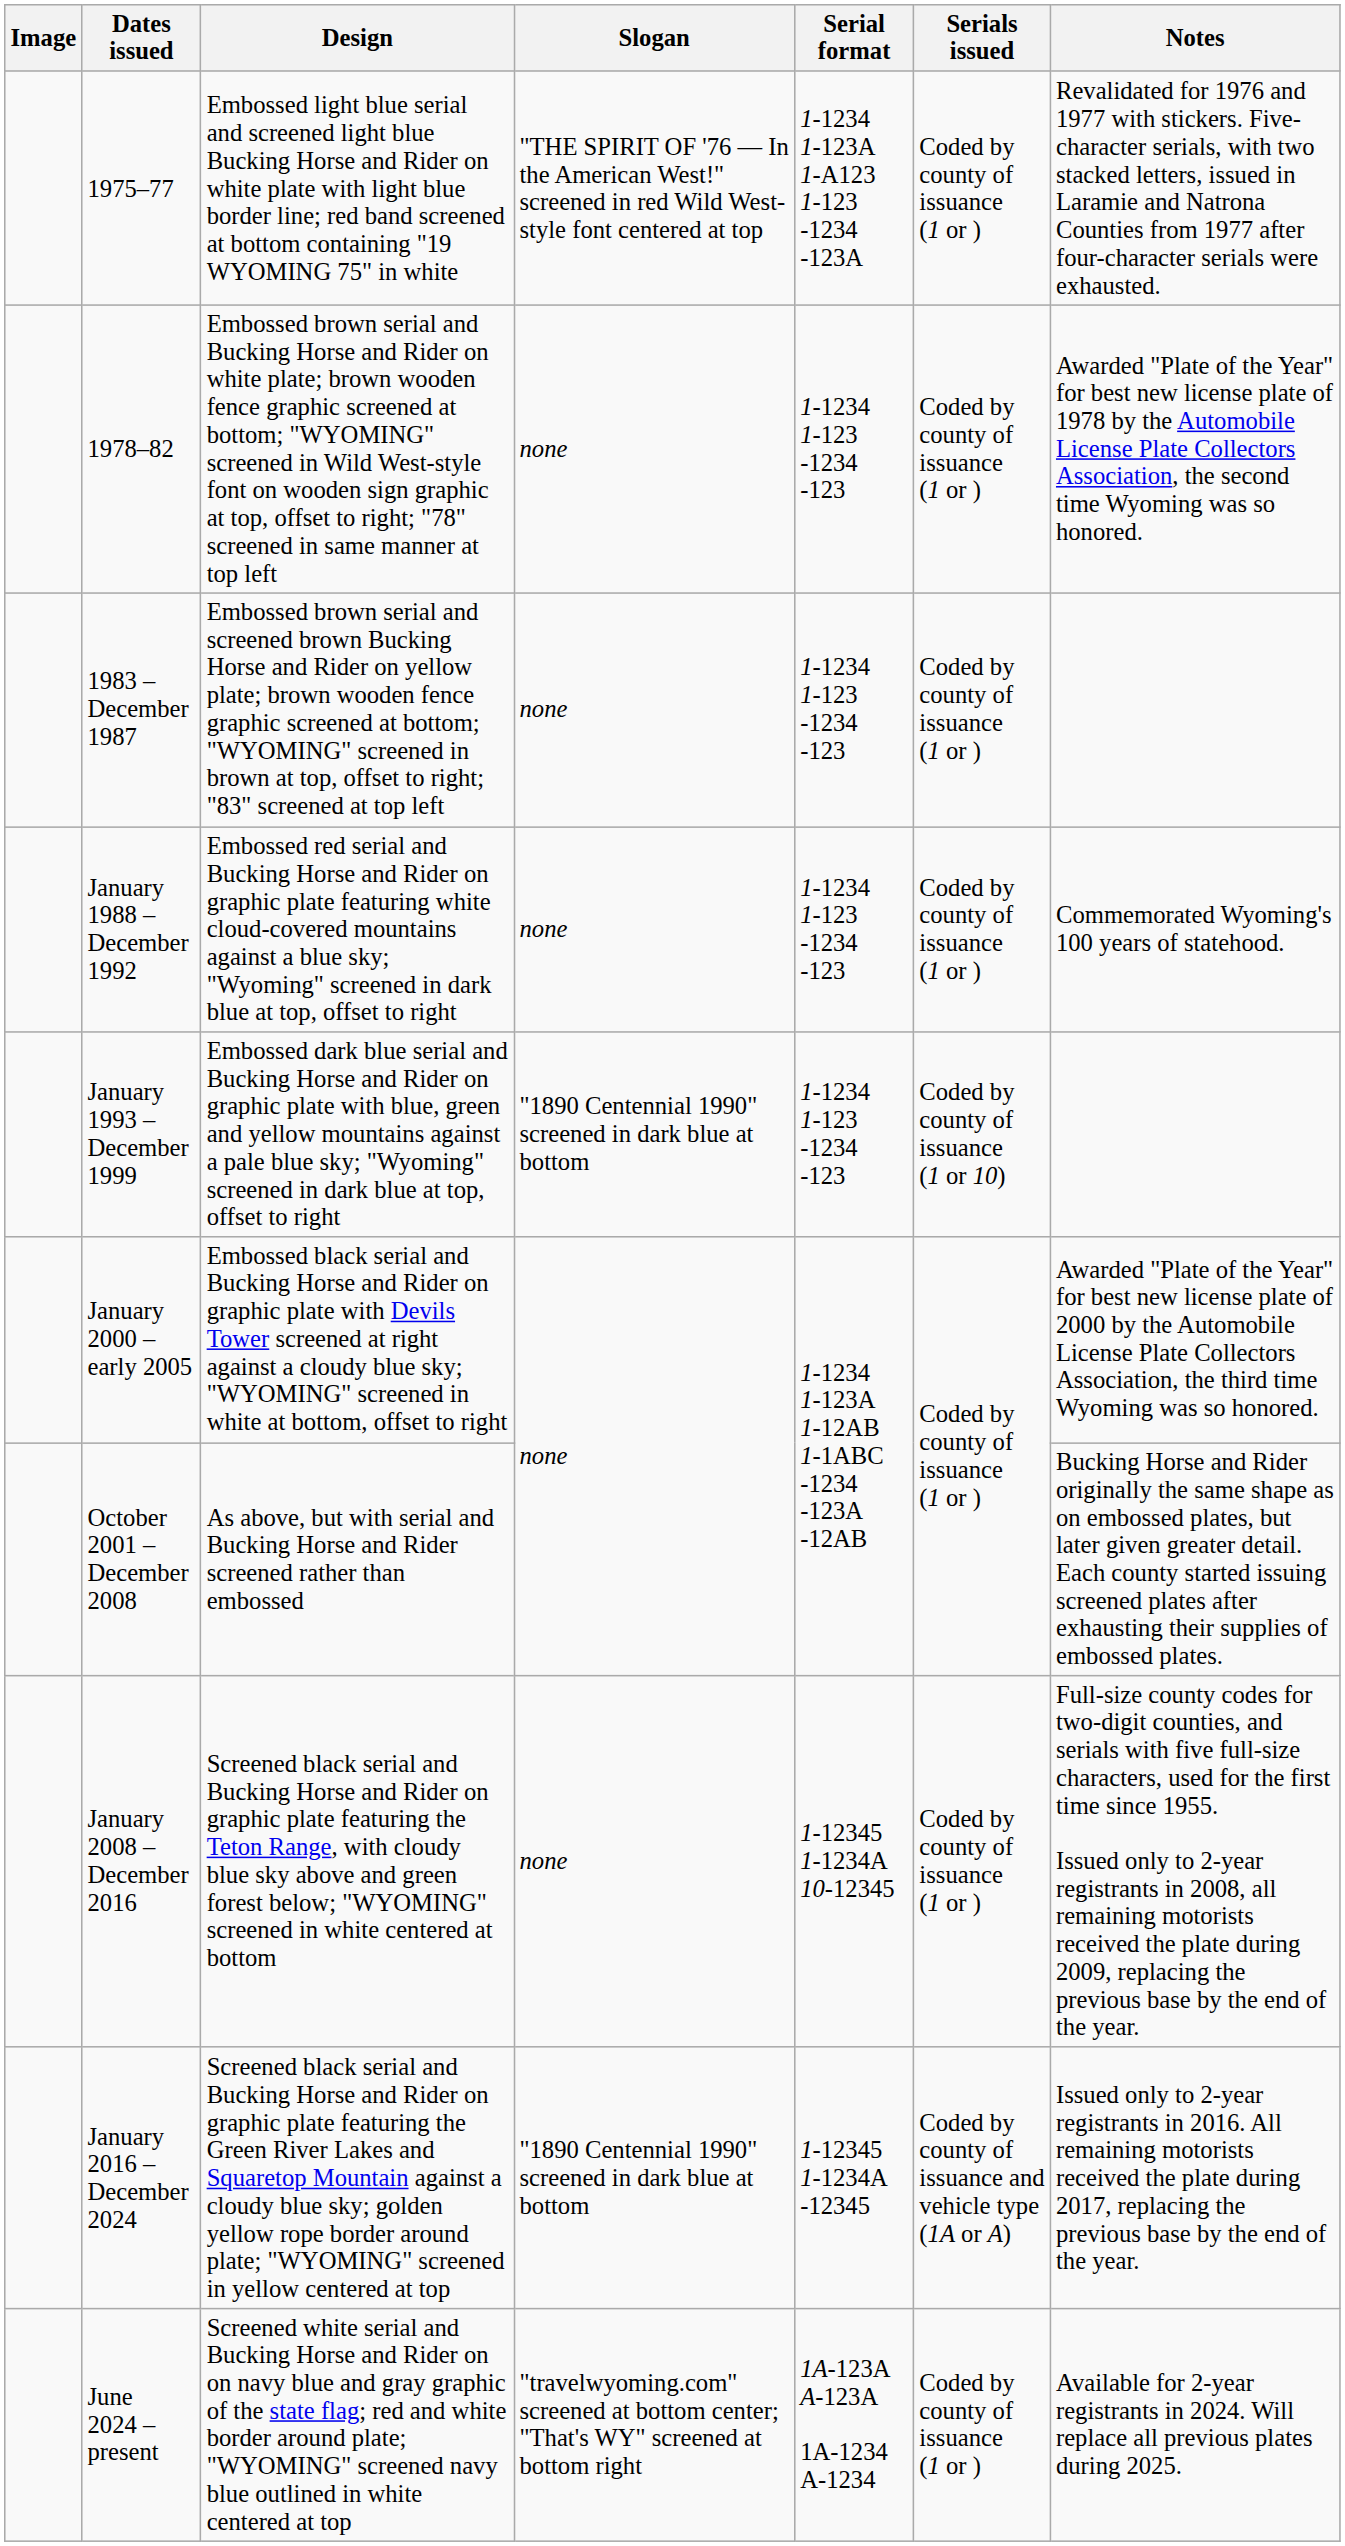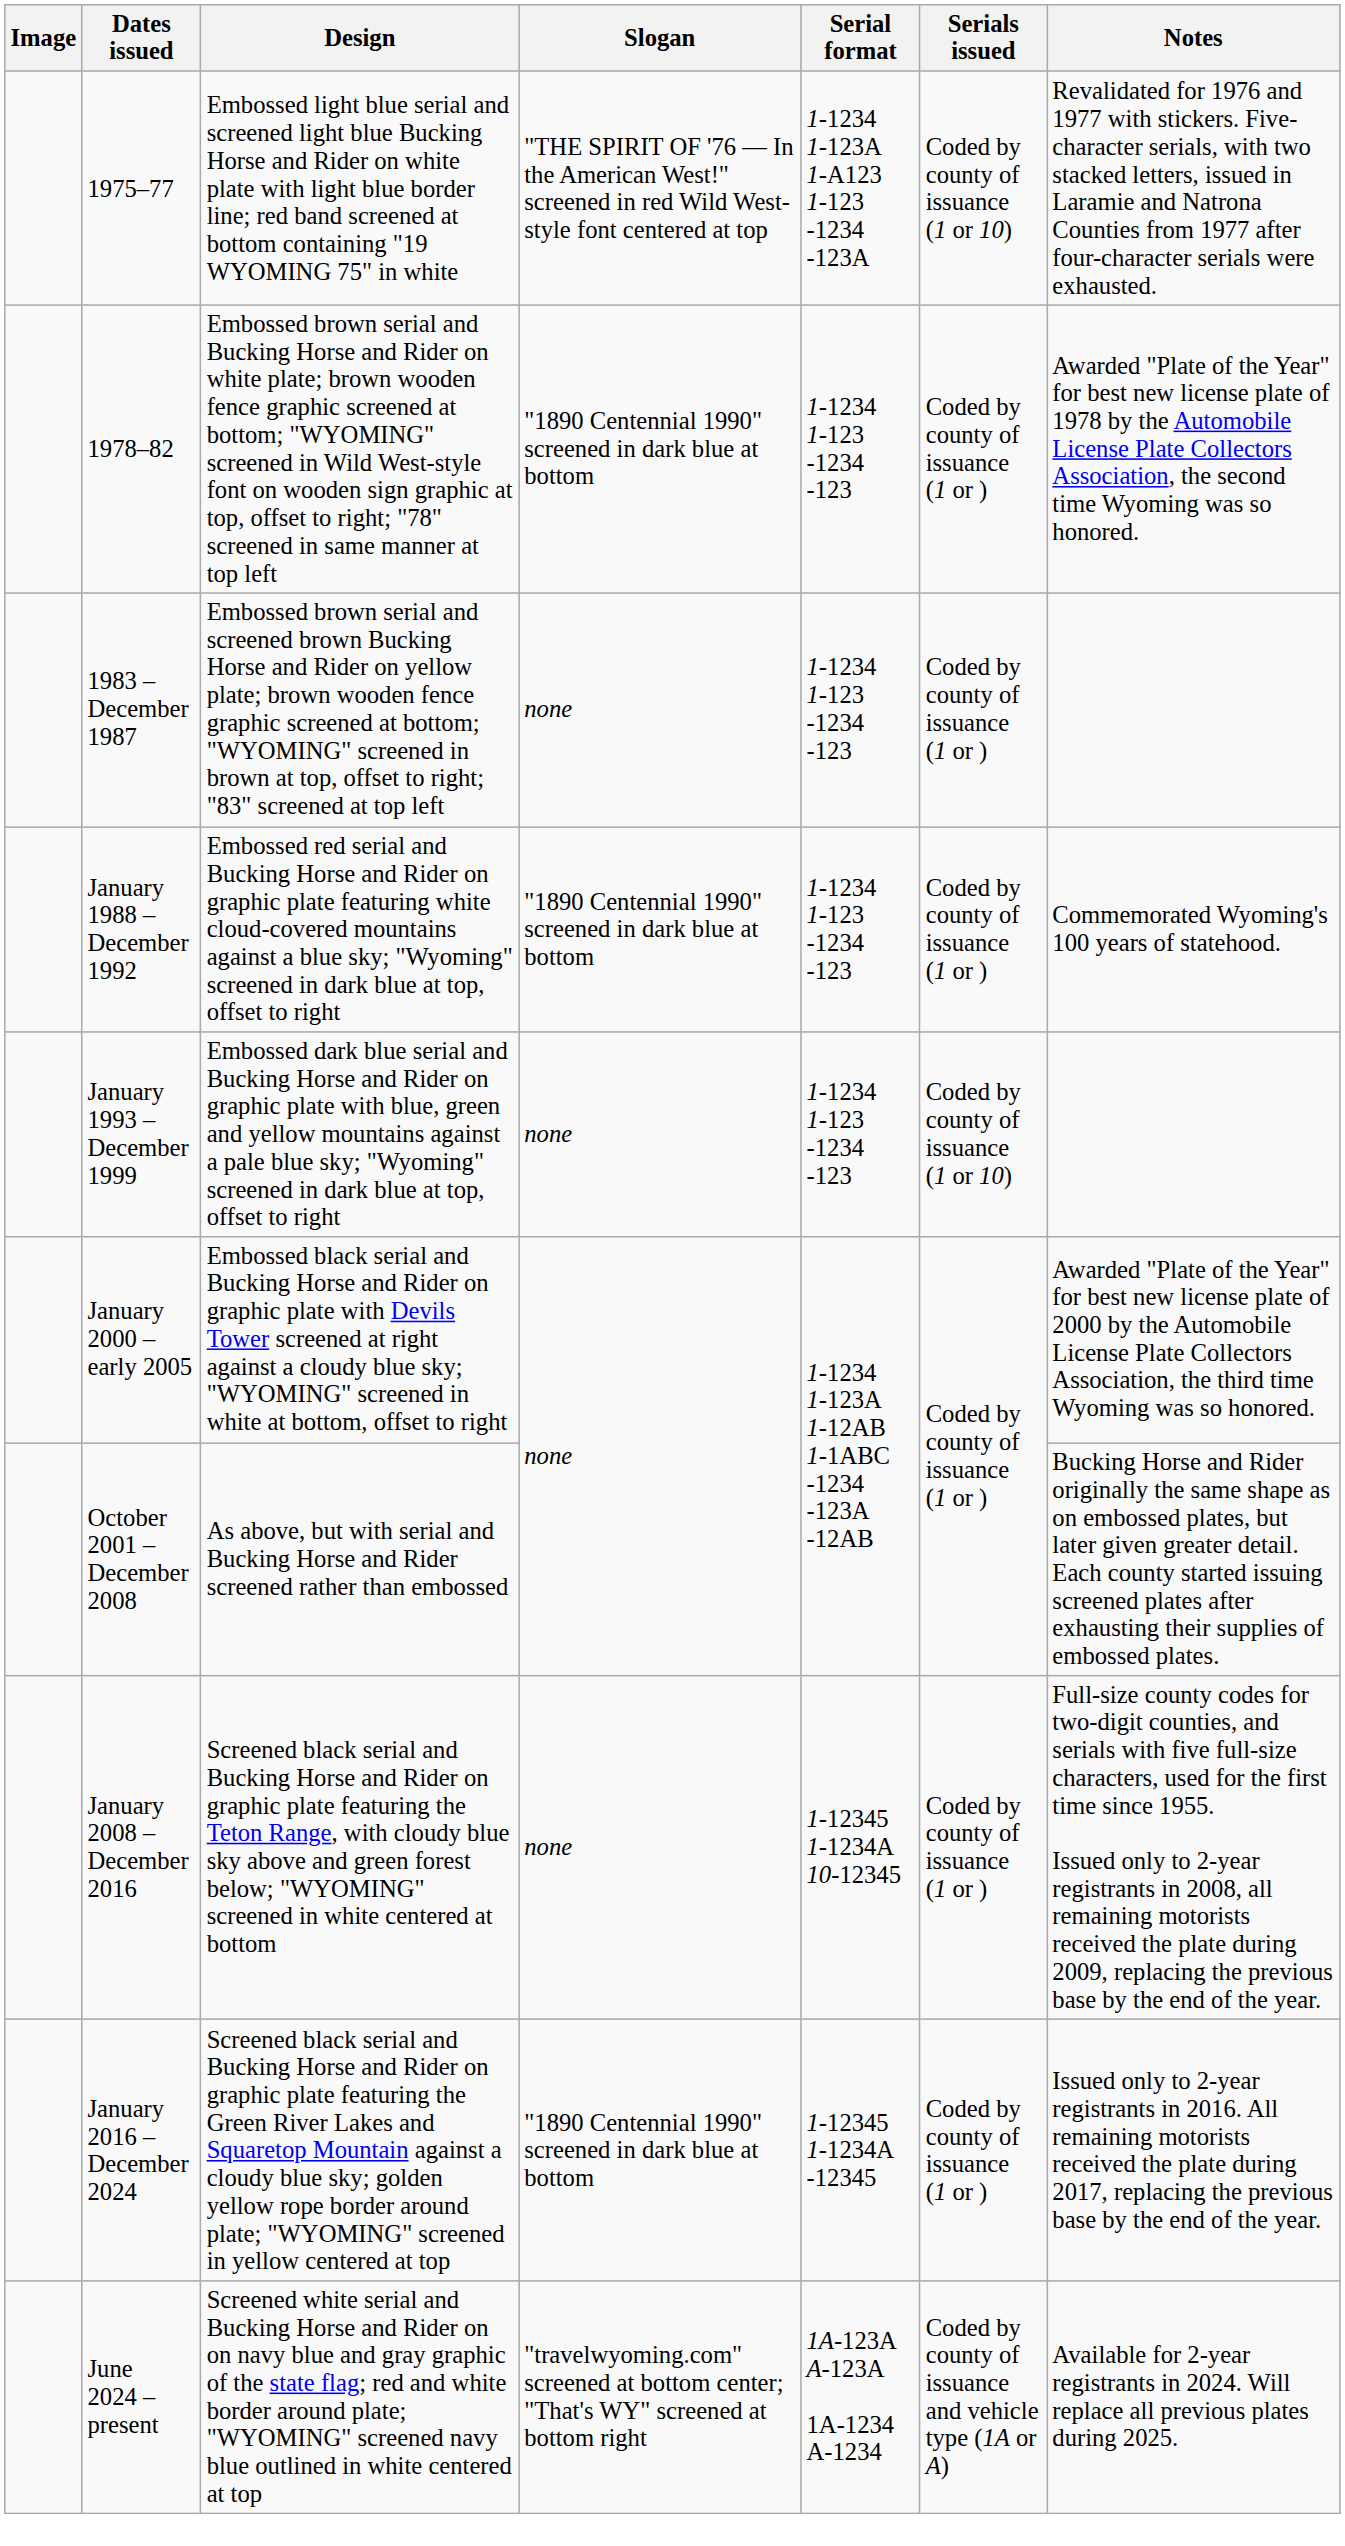(967, 187) Coded by county of issuance (1 or ) -> (973, 187) Coded by county of issuance (1 or 10)
(543, 448) none -> (643, 448) "1890 Centennial 1990" screened in dark blue at bottom
(543, 928) none -> (643, 928) "1890 Centennial 1990" screened in dark blue at bottom
(638, 1134) "1890 Centennial 1990" screened in dark blue at bottom -> (548, 1134) none
(982, 2177) Coded by county of issuance and vehicle type (1A or A) -> (973, 2149) Coded by county of issuance (1 or )
(967, 2424) Coded by county of issuance (1 or ) -> (982, 2396) Coded by county of issuance and vehicle type (1A or A)
